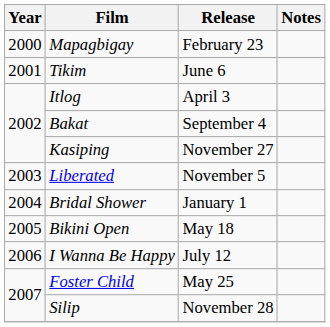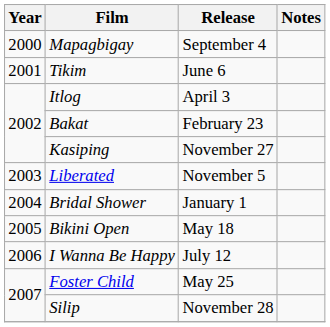(223, 44) February 23 -> (224, 44) September 4
(224, 123) September 4 -> (223, 123) February 23
